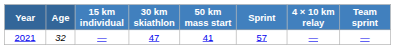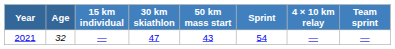(208, 37) 41 -> (208, 37) 43
(262, 37) 57 -> (262, 37) 54
